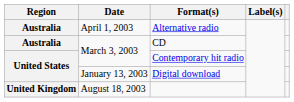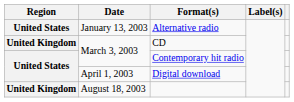(41, 27) Australia -> (41, 27) United States
(107, 27) April 1, 2003 -> (114, 27) January 13, 2003
(41, 43) Australia -> (41, 43) United Kingdom
(114, 74) January 13, 2003 -> (107, 74) April 1, 2003
